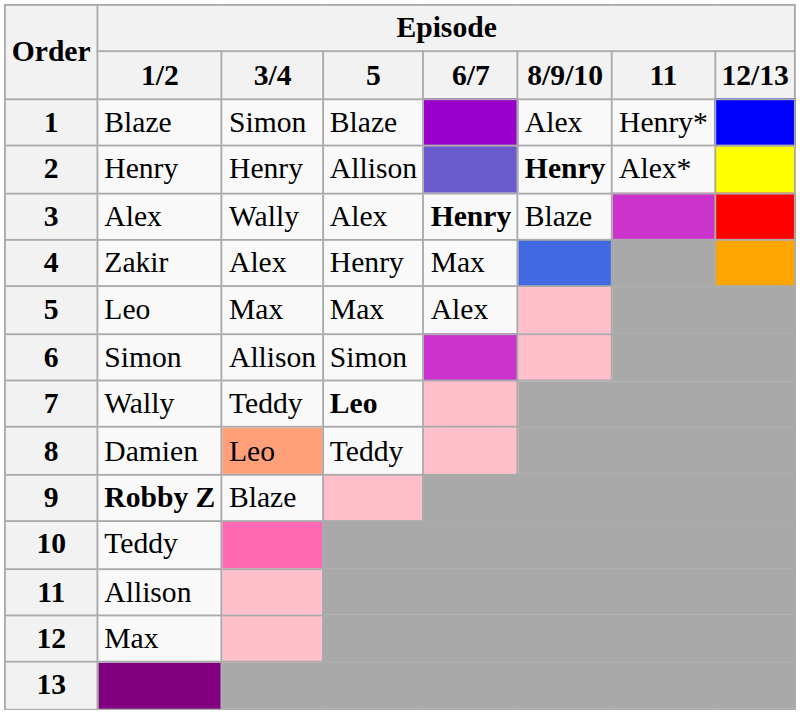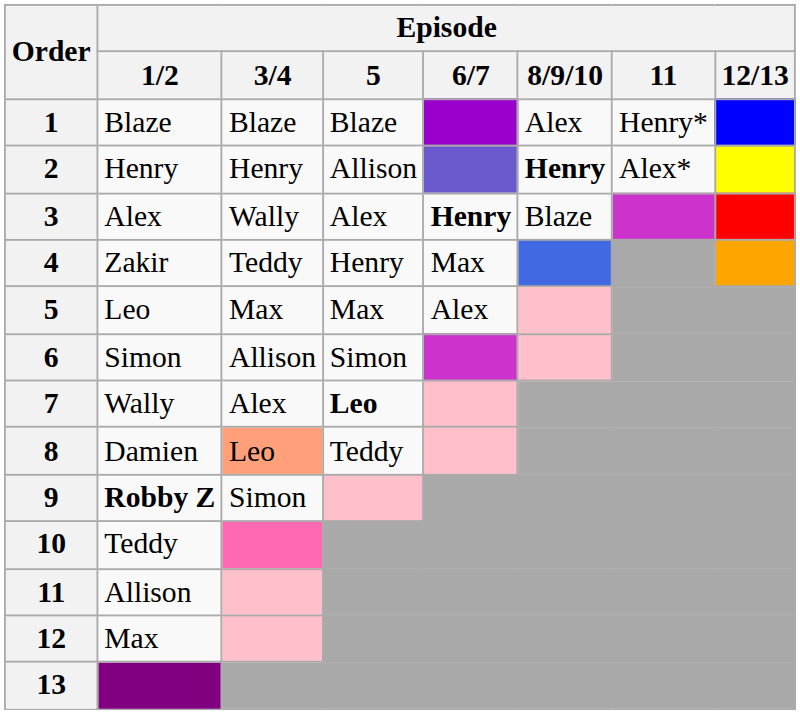(268, 121) Simon -> (263, 121) Blaze
(258, 262) Alex -> (266, 262) Teddy
(266, 403) Teddy -> (258, 403) Alex
(263, 497) Blaze -> (268, 497) Simon
